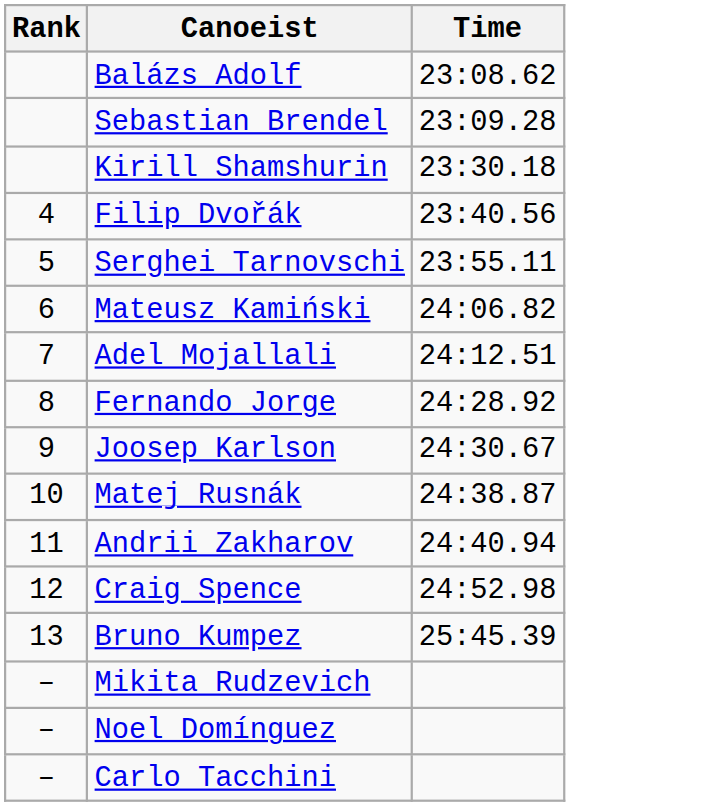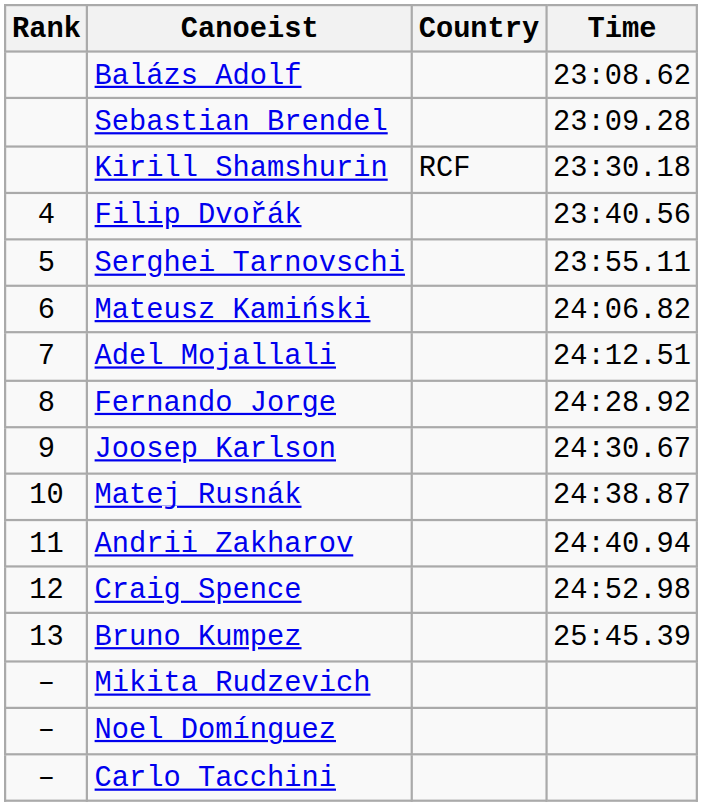+ column: (479, 29)
